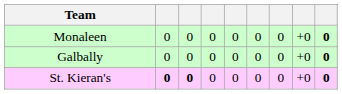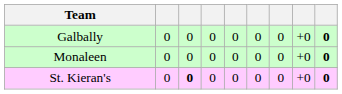rows swapped: (80, 57) <-> (80, 36)
(167, 78) bold -> (167, 78) normal
